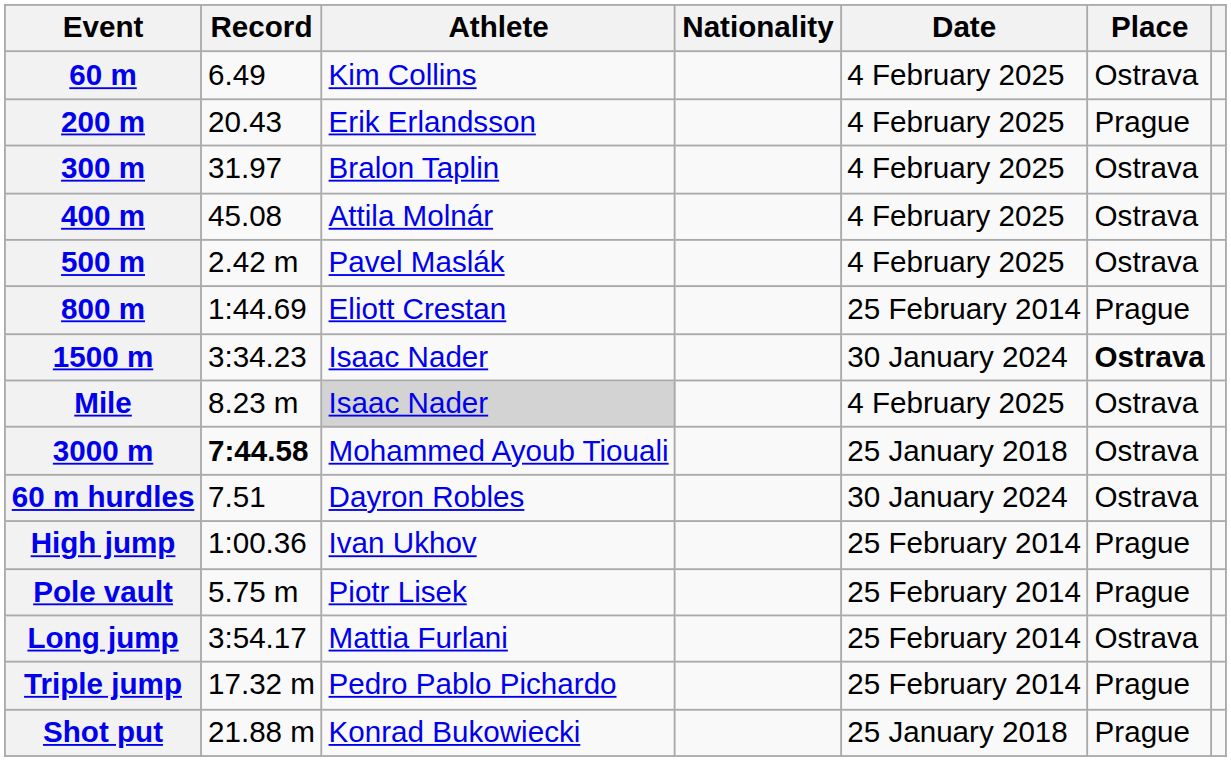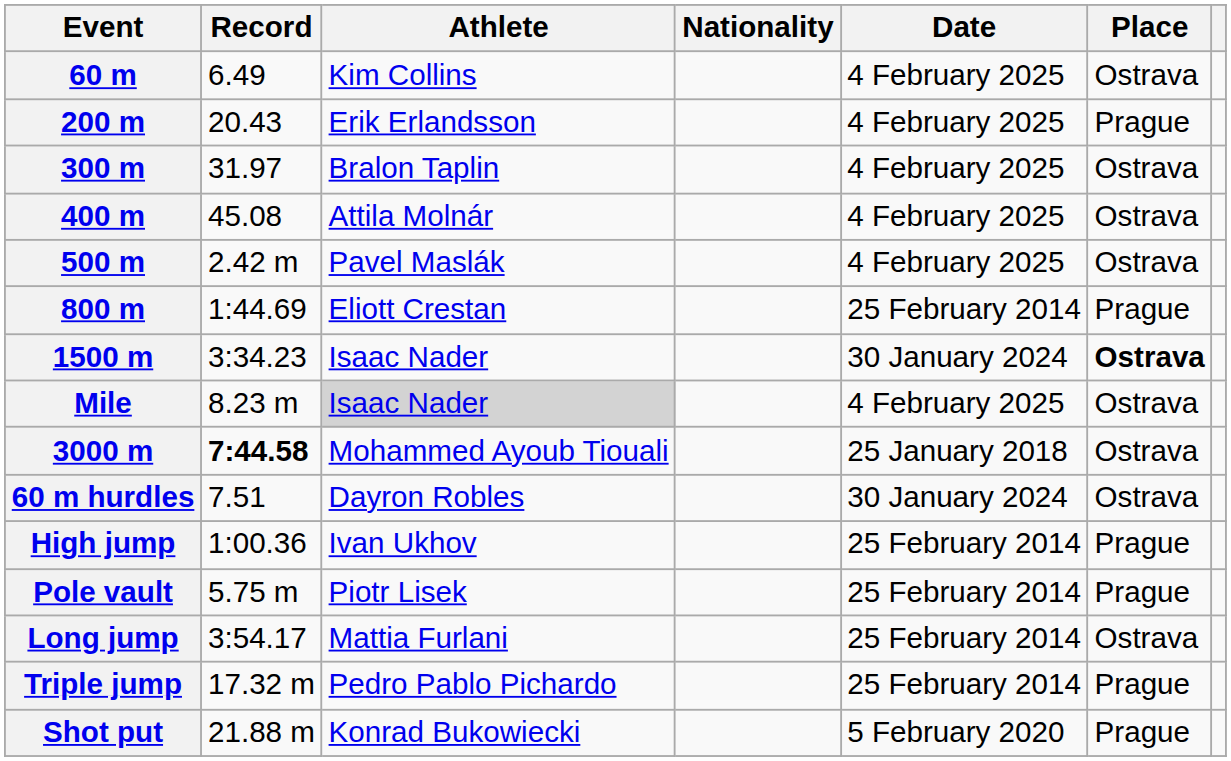(958, 732) 25 January 2018 -> (956, 732) 5 February 2020
